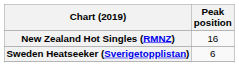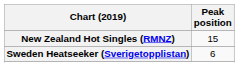(213, 38) 16 -> (213, 38) 15
